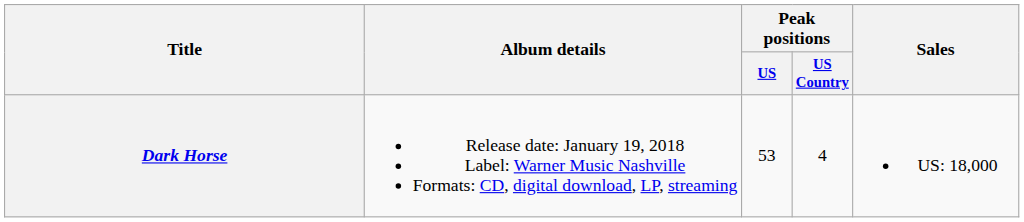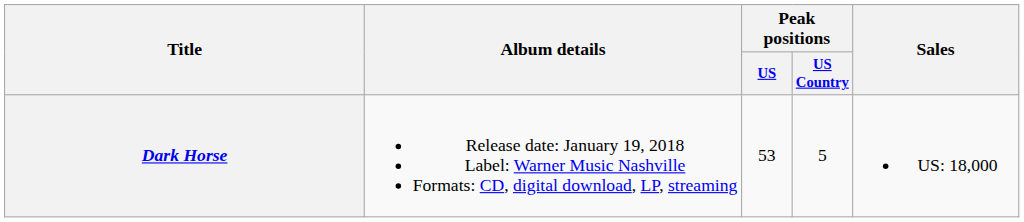(822, 155) 4 -> (822, 155) 5
